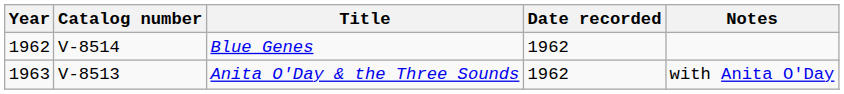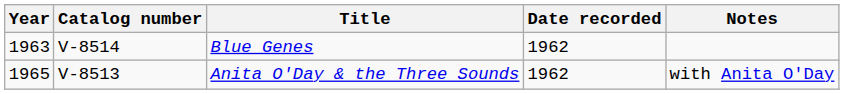(29, 47) 1962 -> (29, 47) 1963
(29, 75) 1963 -> (29, 75) 1965
